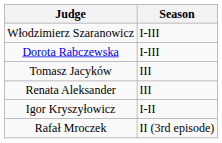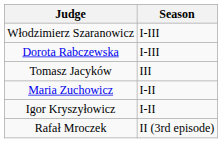- row: (71, 90)
+ row: (71, 90)
